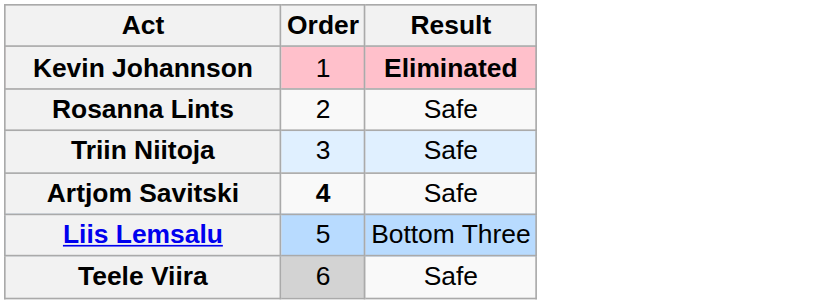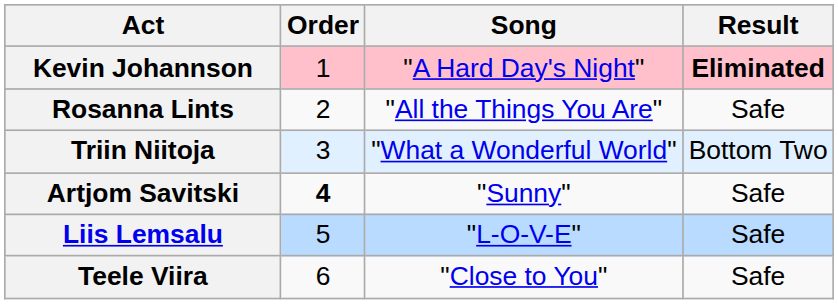+ column: (524, 25)
(451, 151) Safe -> (758, 151) Bottom Two
(451, 234) Bottom Three -> (758, 234) Safe
(323, 276) lightgrey background -> (323, 276) no background
